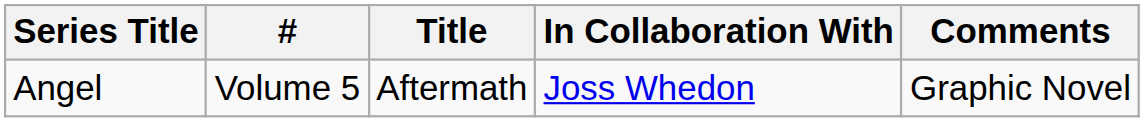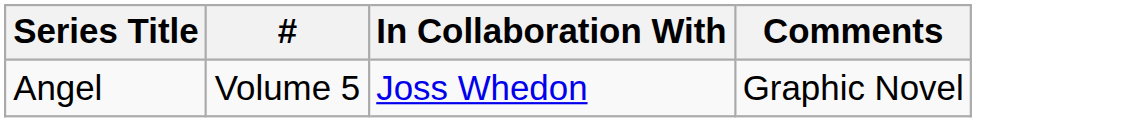- column: (452, 32)
